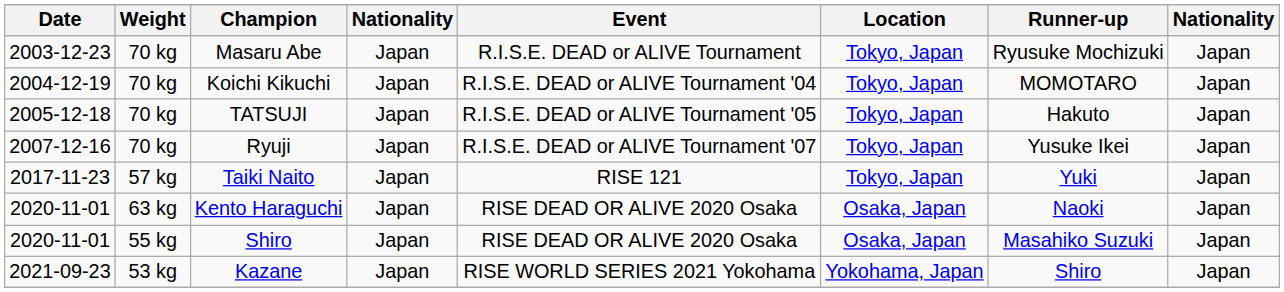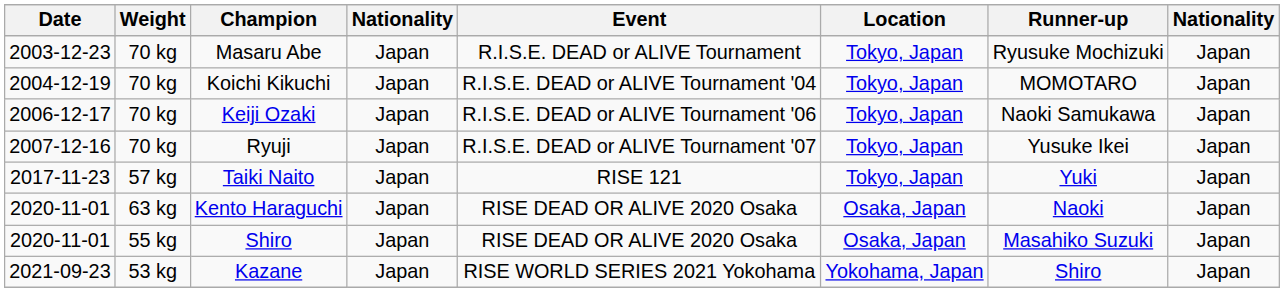- row: (269, 114)
+ row: (269, 114)
